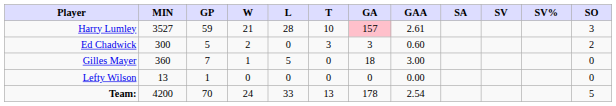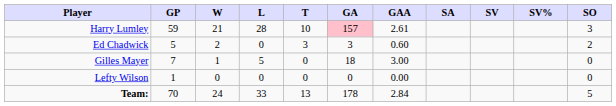- column: (163, 12)
(416, 93) 2.54 -> (400, 93) 2.84
